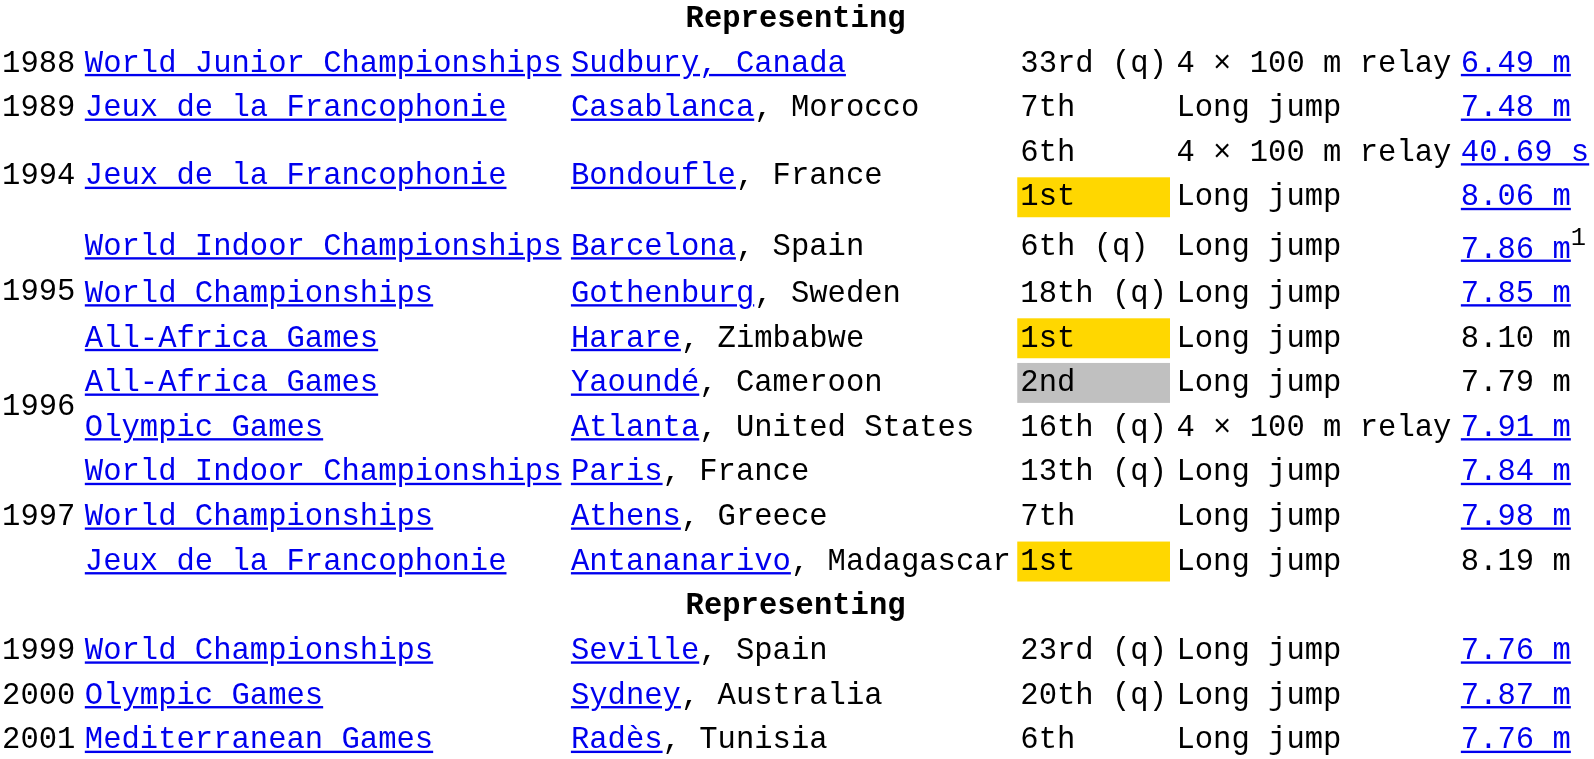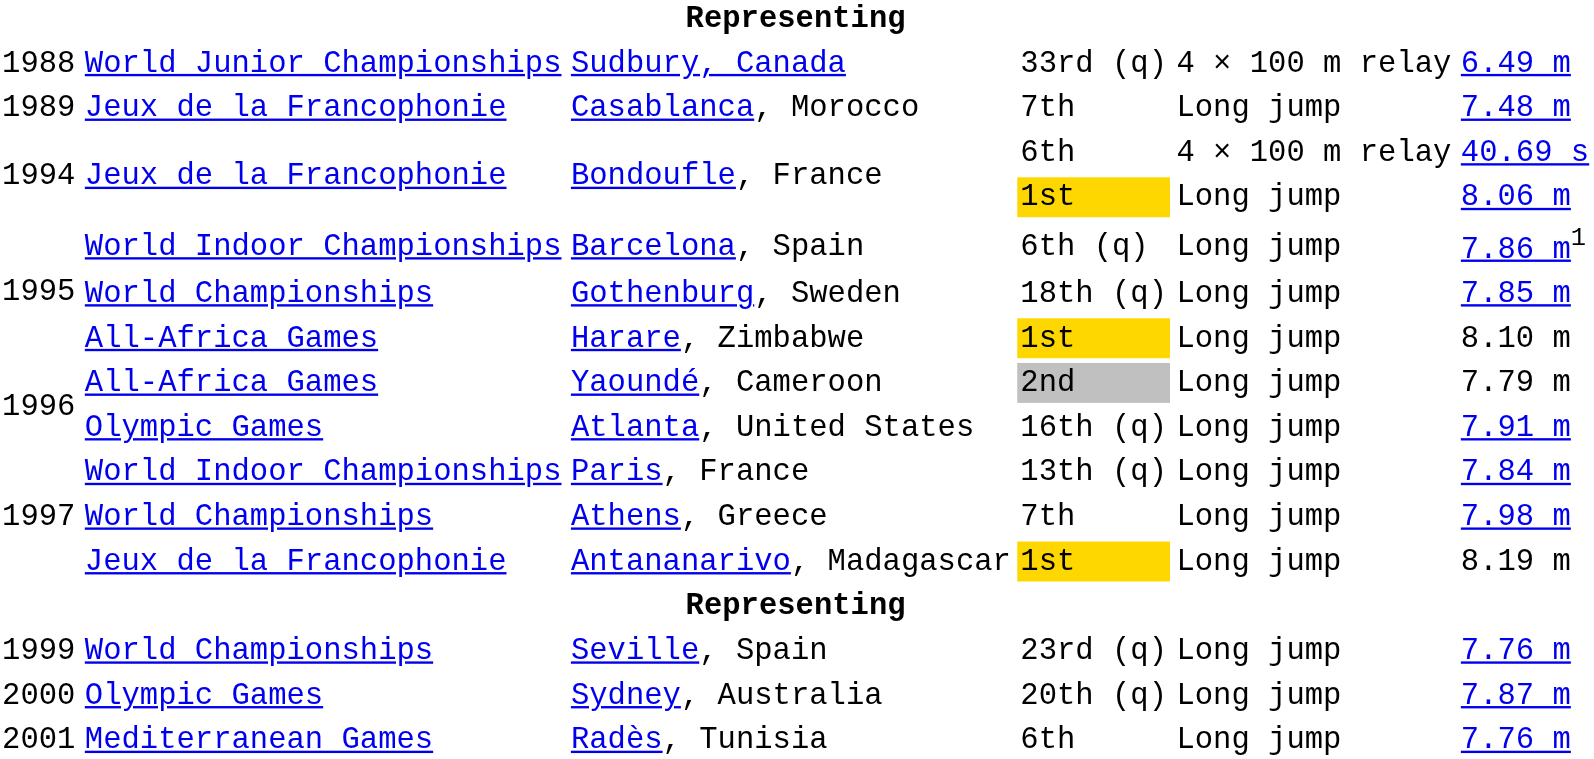(1314, 428) 4 × 100 m relay -> (1259, 428) Long jump
